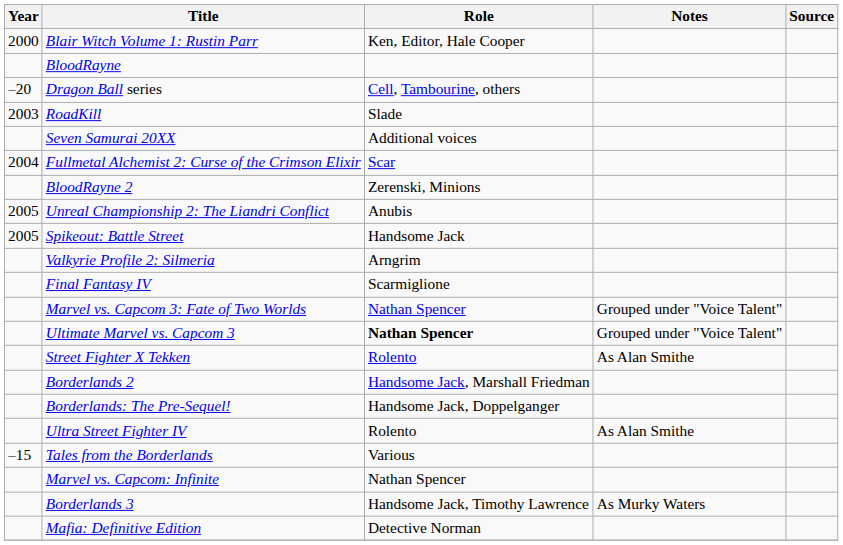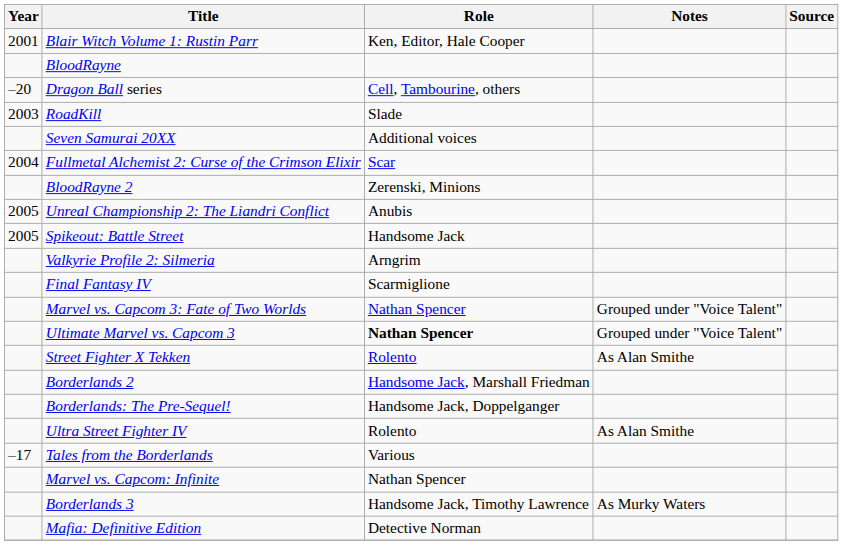(23, 41) 2000 -> (23, 41) 2001
(20, 455) –15 -> (20, 455) –17
